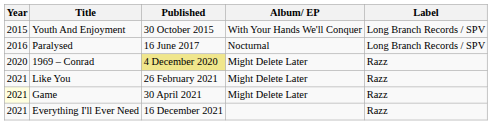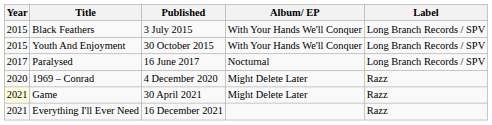+ row: (63, 29)
(17, 45) 2016 -> (17, 62) 2017
(181, 62) khaki background -> (181, 78) no background
- row: (51, 78)
